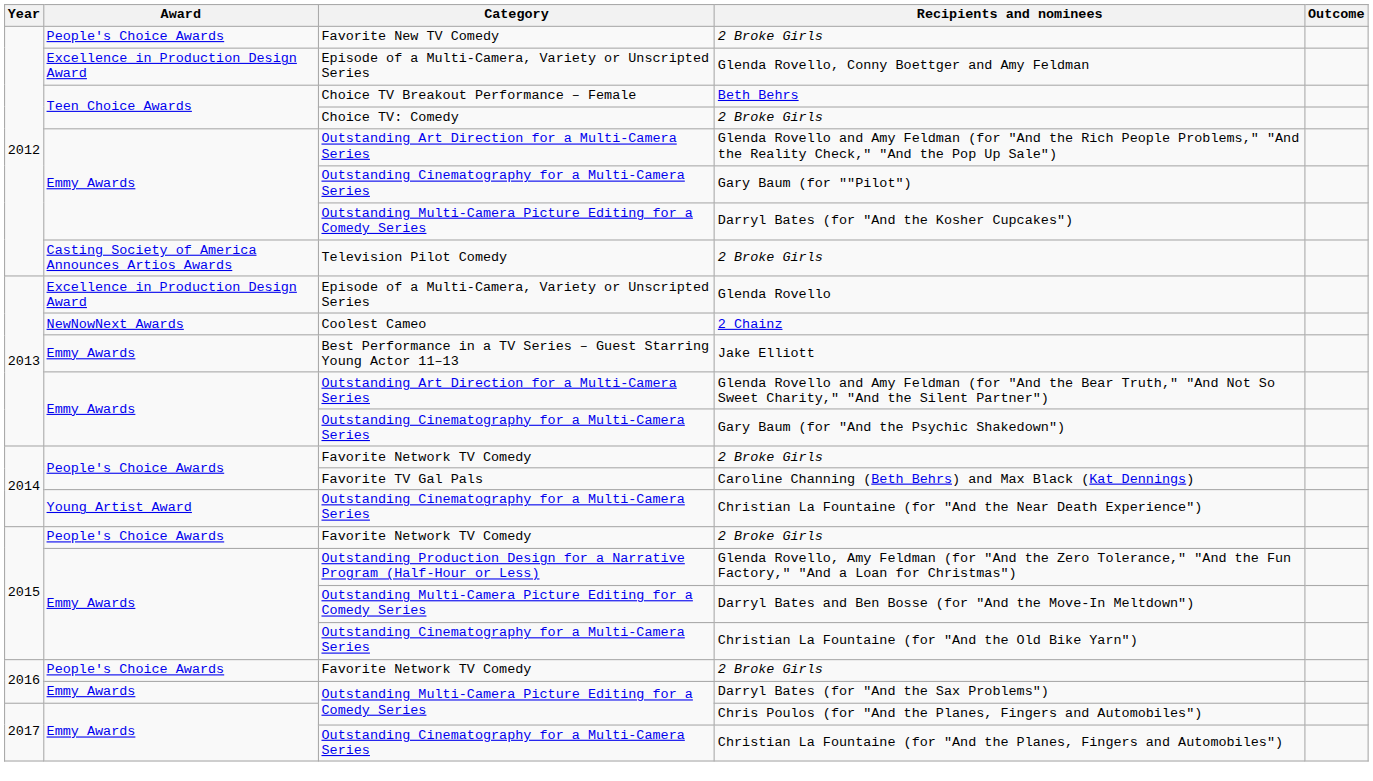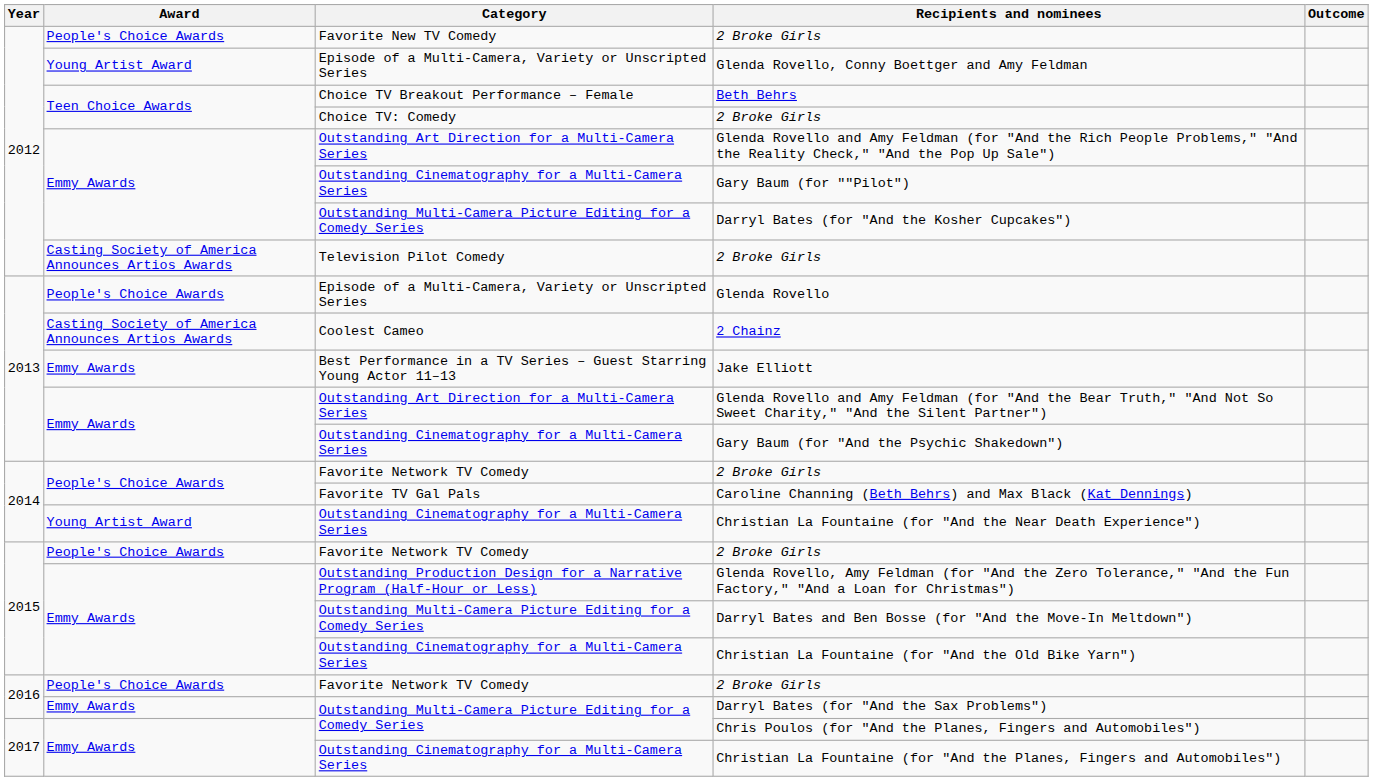(172, 67) Excellence in Production Design Award -> (119, 67) Young Artist Award
(172, 295) Excellence in Production Design Award -> (135, 295) People's Choice Awards
(115, 325) NewNowNext Awards -> (152, 332) Casting Society of America Announces Artios Awards
